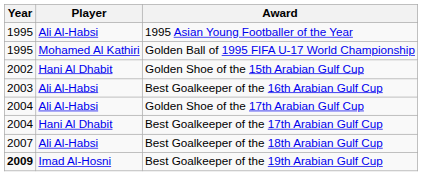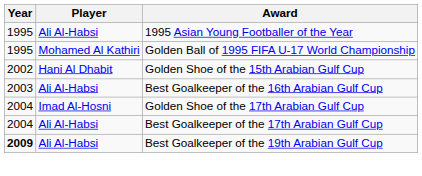(68, 106) Ali Al-Habsi -> (75, 106) Imad Al-Hosni
(75, 124) Hani Al Dhabit -> (68, 124) Ali Al-Habsi
- row: (264, 143)
(75, 161) Imad Al-Hosni -> (68, 143) Ali Al-Habsi
